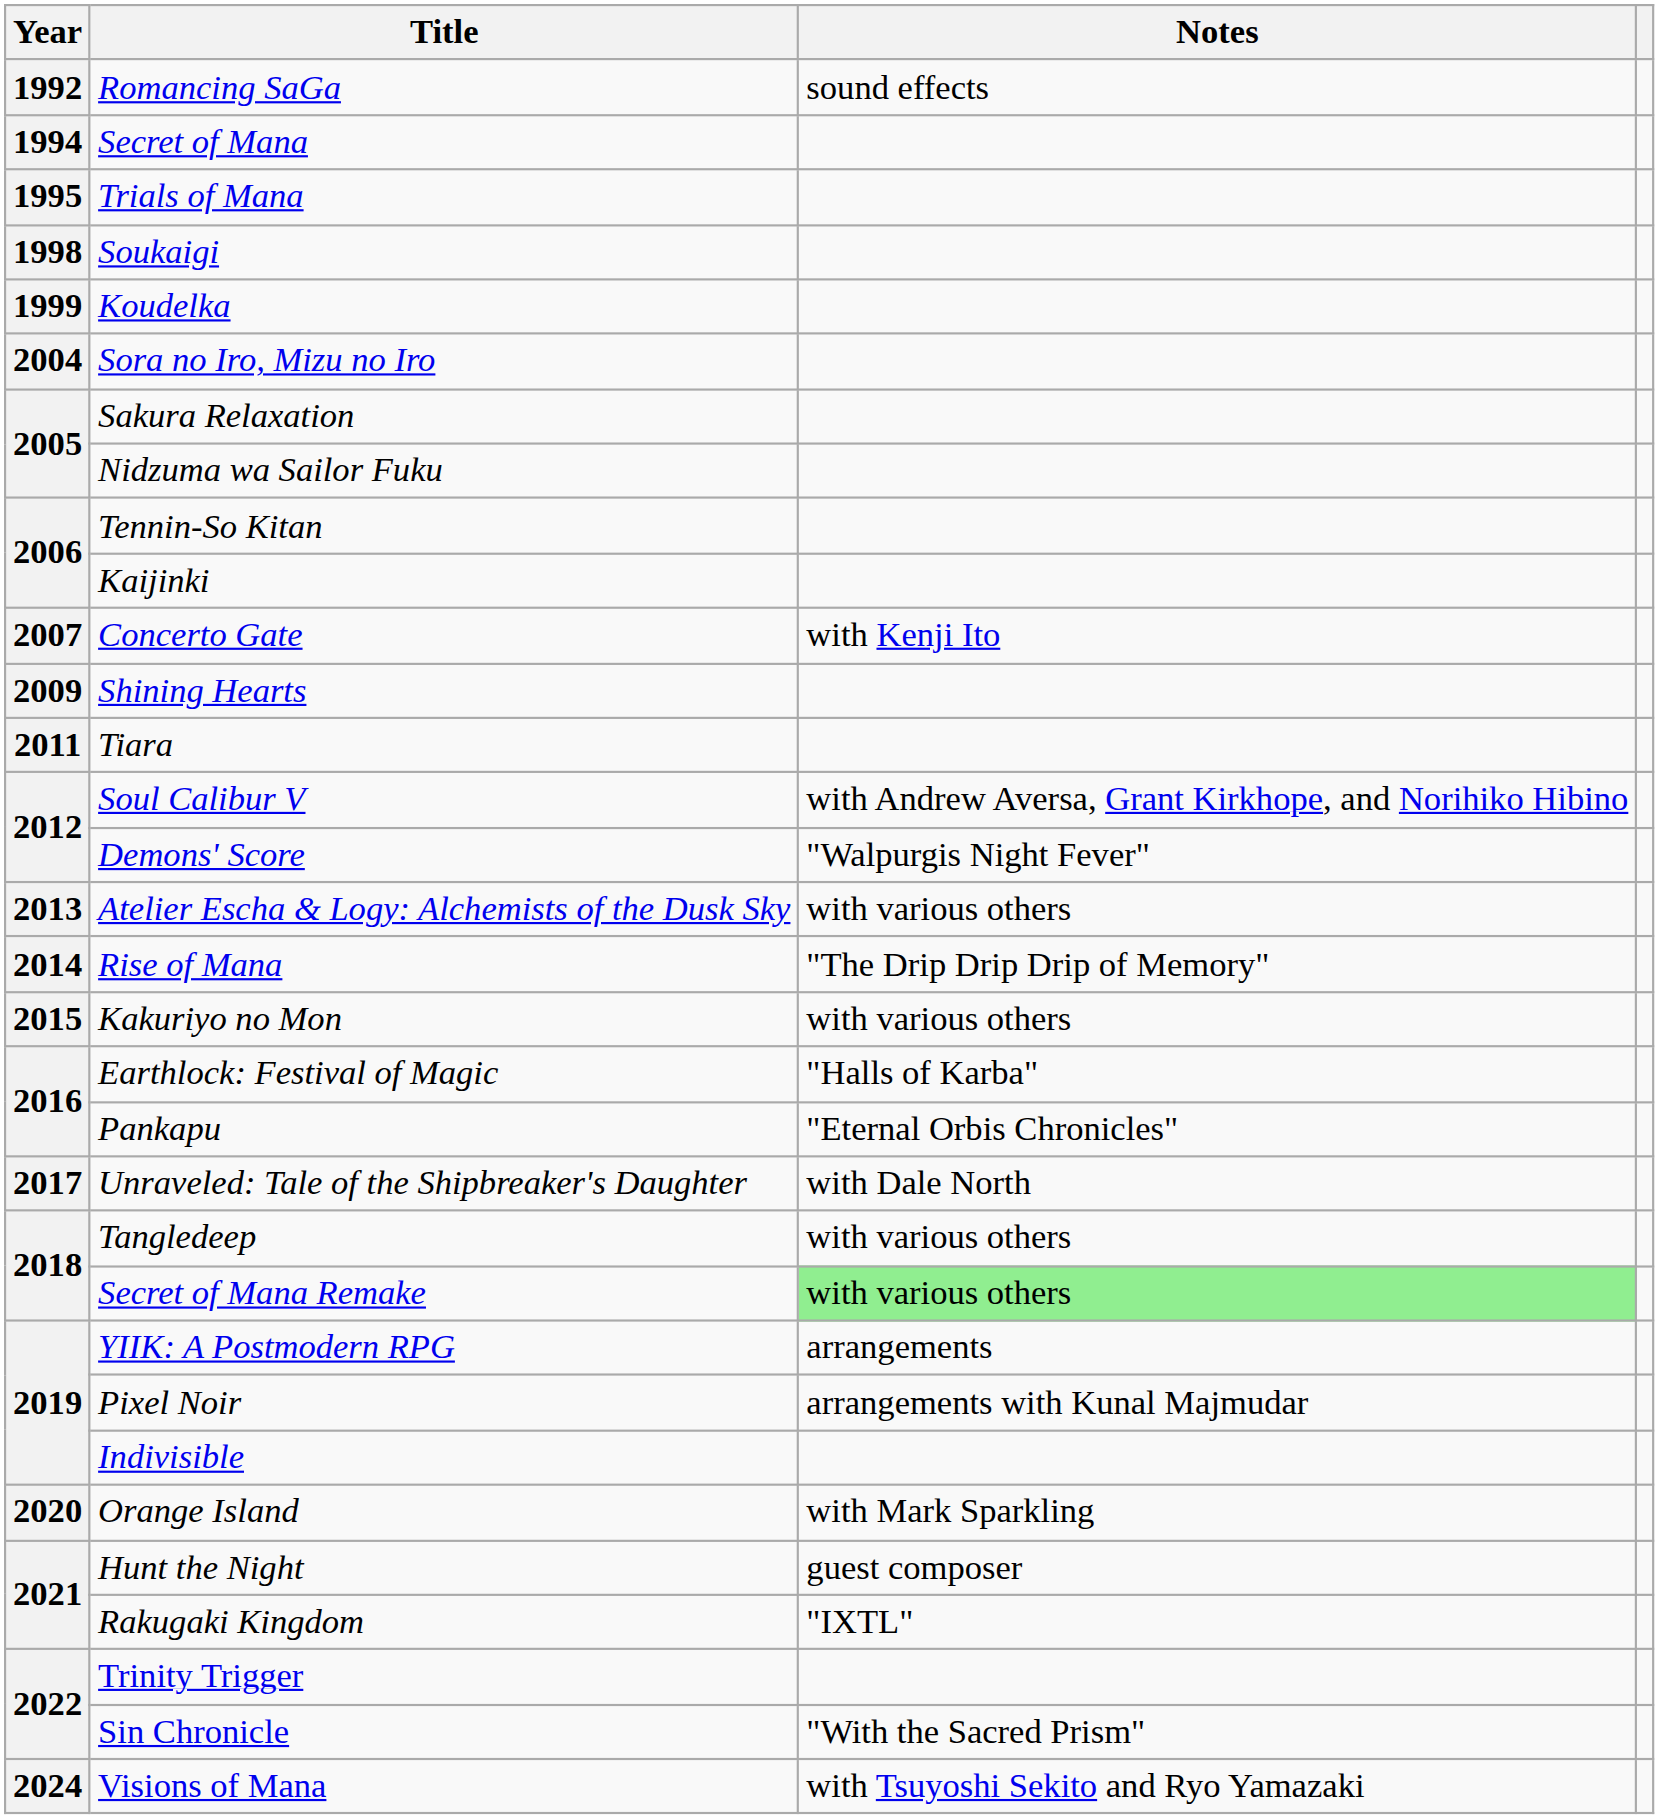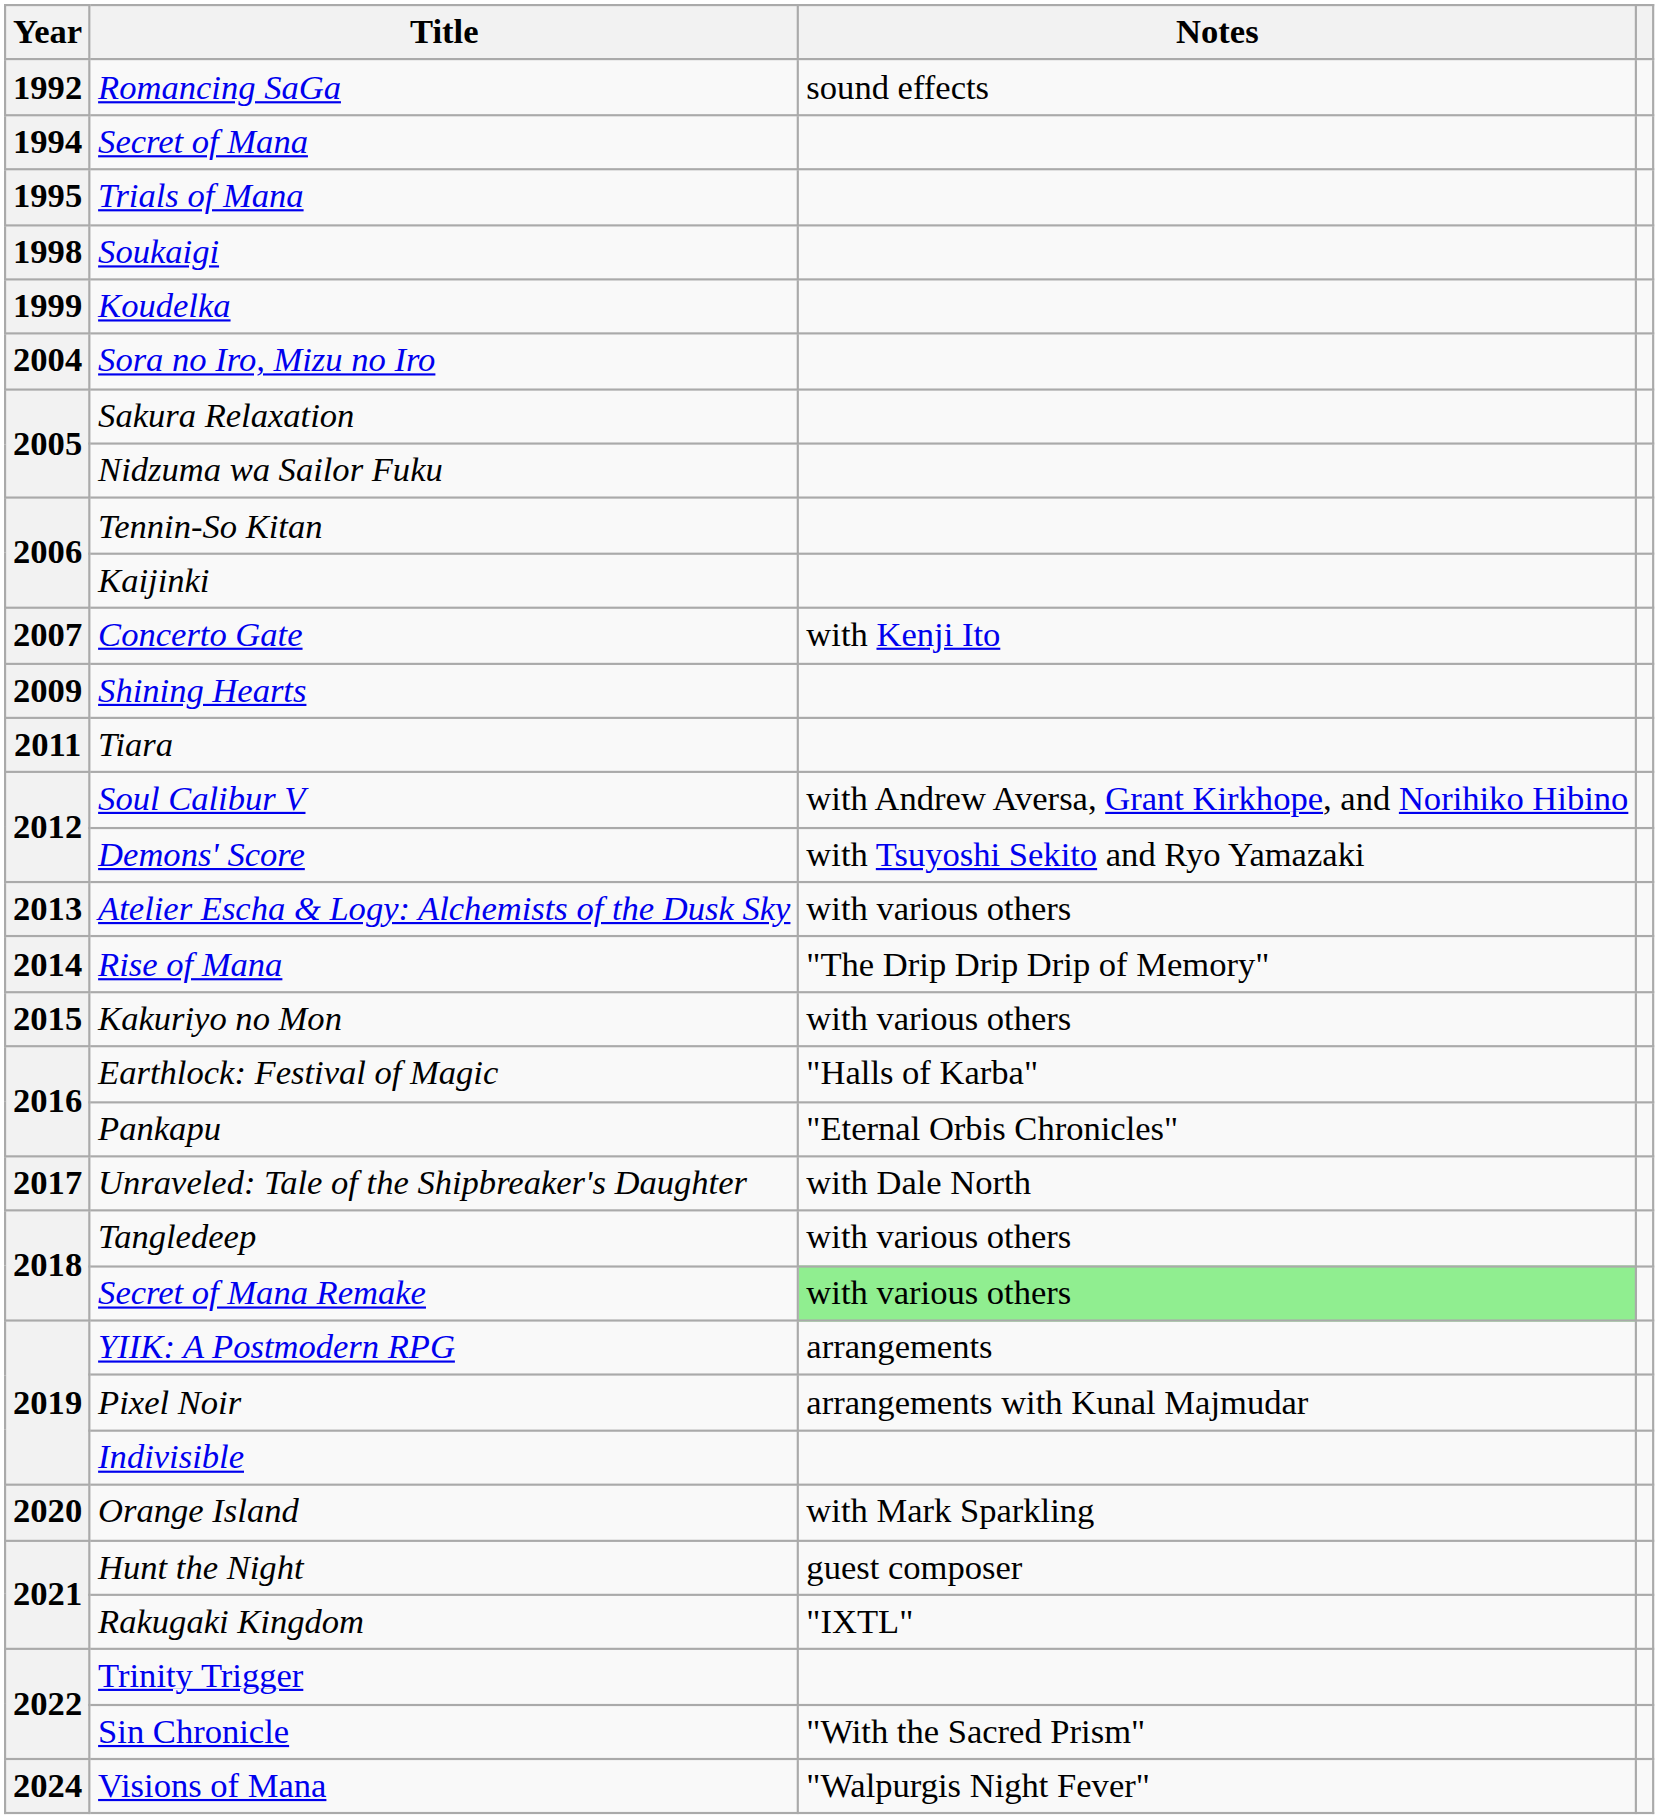(978, 854) "Walpurgis Night Fever" -> (1085, 854) with Tsuyoshi Sekito and Ryo Yamazaki
(1085, 1785) with Tsuyoshi Sekito and Ryo Yamazaki -> (978, 1785) "Walpurgis Night Fever"
